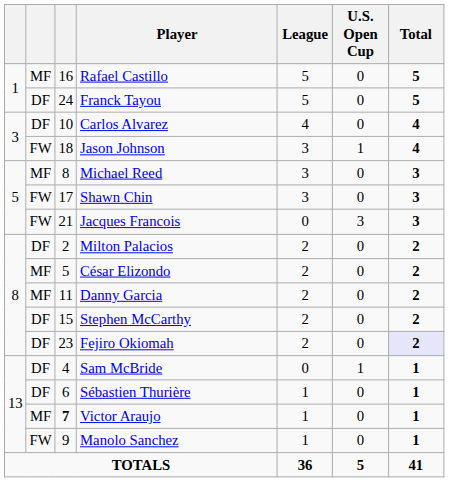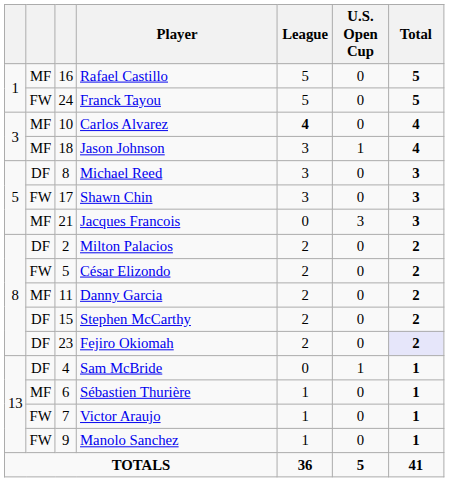(41, 100) DF -> (41, 100) FW
(41, 124) DF -> (41, 124) MF
(305, 124) normal -> (305, 124) bold
(41, 149) FW -> (41, 149) MF
(41, 173) MF -> (41, 173) DF
(41, 221) FW -> (41, 221) MF
(41, 270) MF -> (41, 270) FW
(41, 392) DF -> (41, 392) MF
(41, 416) MF -> (41, 416) FW
(66, 416) bold -> (66, 416) normal
